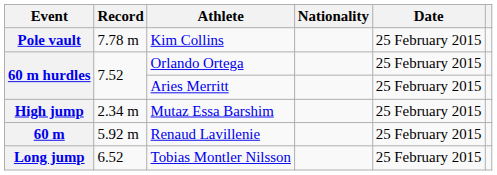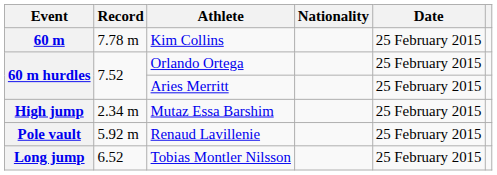(49, 39) Pole vault -> (49, 39) 60 m
(49, 134) 60 m -> (49, 134) Pole vault
